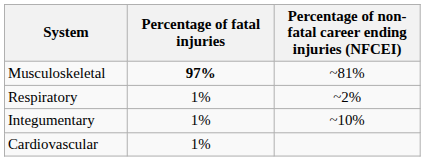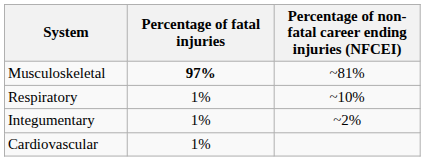(347, 96) ~2% -> (347, 96) ~10%
(347, 120) ~10% -> (347, 120) ~2%
